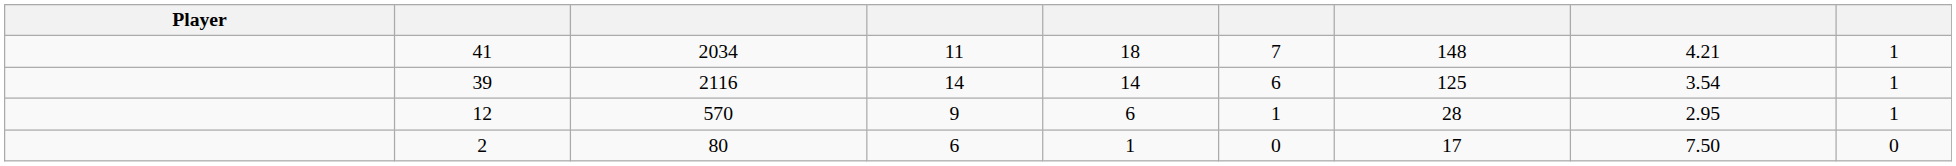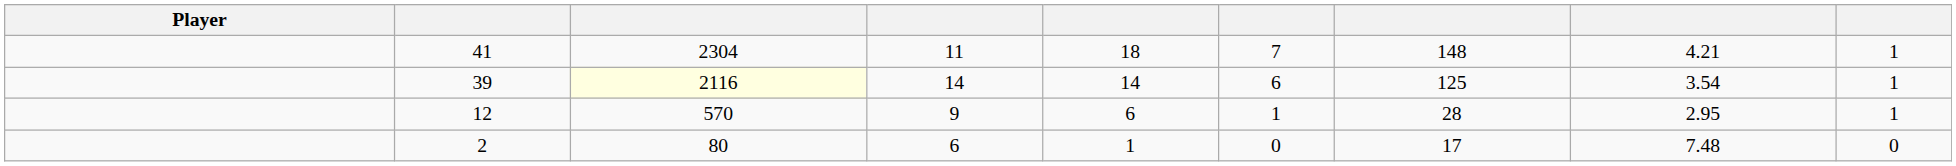(718, 51) 2034 -> (718, 51) 2304
(718, 82) no background -> (718, 82) lightyellow background
(1703, 144) 7.50 -> (1703, 144) 7.48
